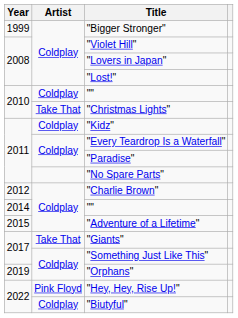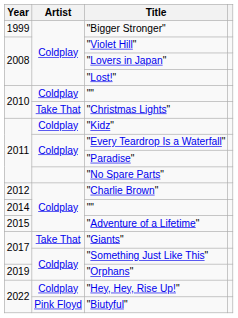(58, 288) Pink Floyd -> (58, 288) Coldplay
(58, 304) Coldplay -> (58, 304) Pink Floyd
